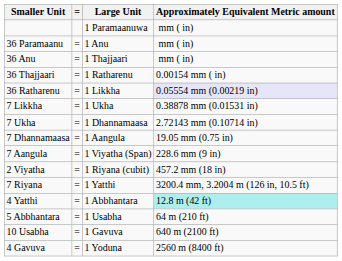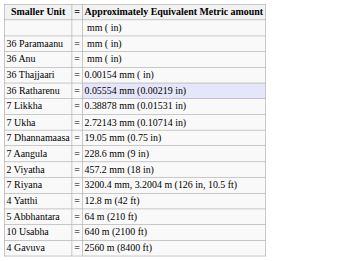- column: (118, 12)
(184, 201) paleturquoise background -> (112, 201) no background
